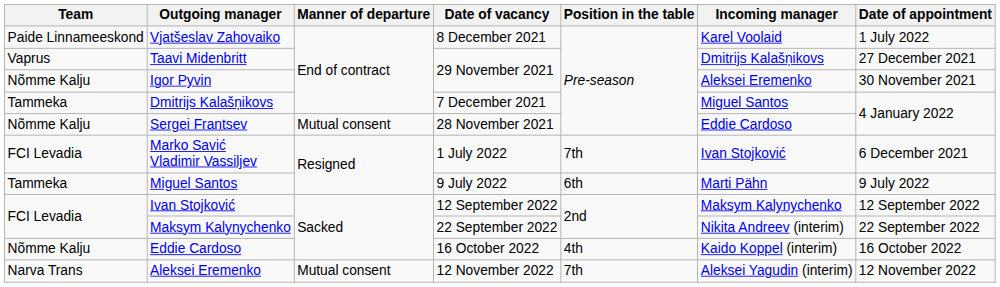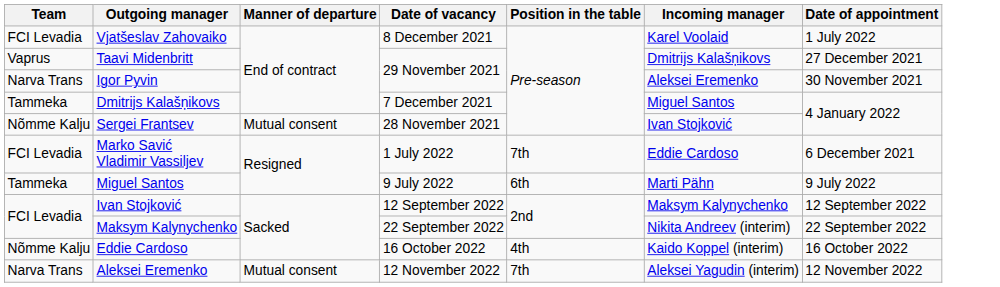(76, 37) Paide Linnameeskond -> (45, 37) FCI Levadia
(49, 80) Nõmme Kalju -> (45, 80) Narva Trans
(746, 124) Eddie Cardoso -> (690, 124) Ivan Stojković
(743, 154) Ivan Stojković -> (693, 154) Eddie Cardoso
